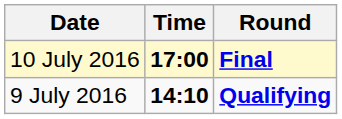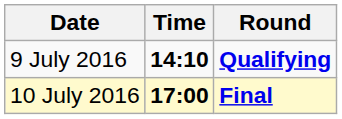rows swapped: (69, 95) <-> (75, 58)
